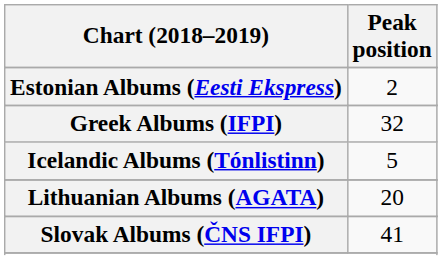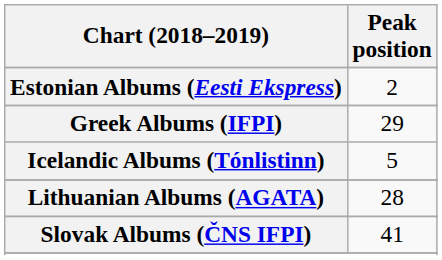(392, 123) 32 -> (392, 123) 29
(392, 197) 20 -> (392, 197) 28
